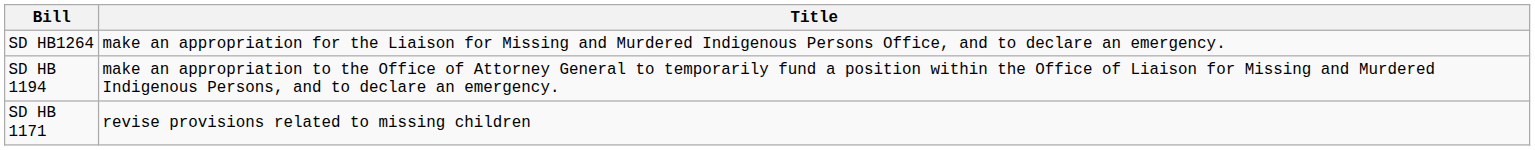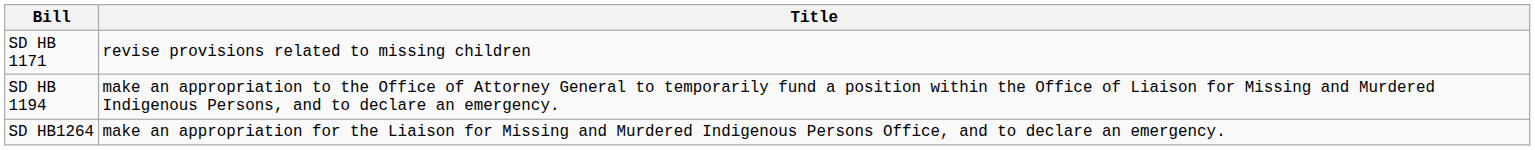rows swapped: (32, 123) <-> (51, 43)
